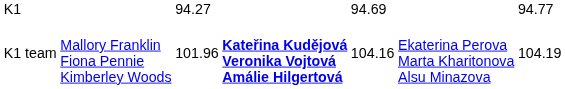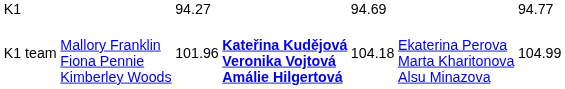(373, 53) 104.16 -> (373, 53) 104.18
(540, 53) 104.19 -> (540, 53) 104.99
